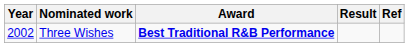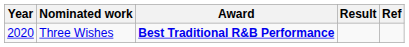(20, 33) 2002 -> (20, 33) 2020
